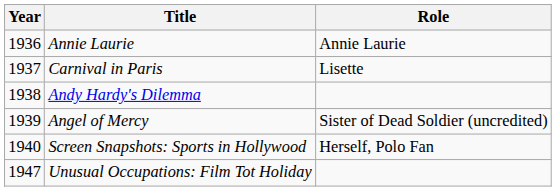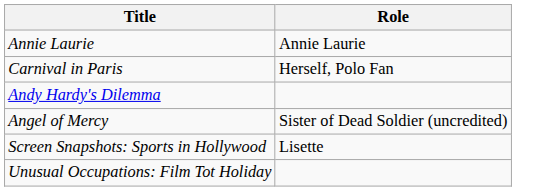- column: (25, 17)
(341, 69) Lisette -> (336, 69) Herself, Polo Fan
(377, 146) Herself, Polo Fan -> (301, 146) Lisette
